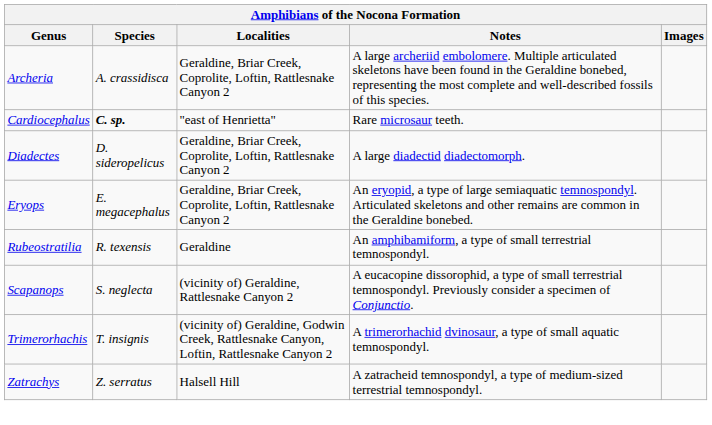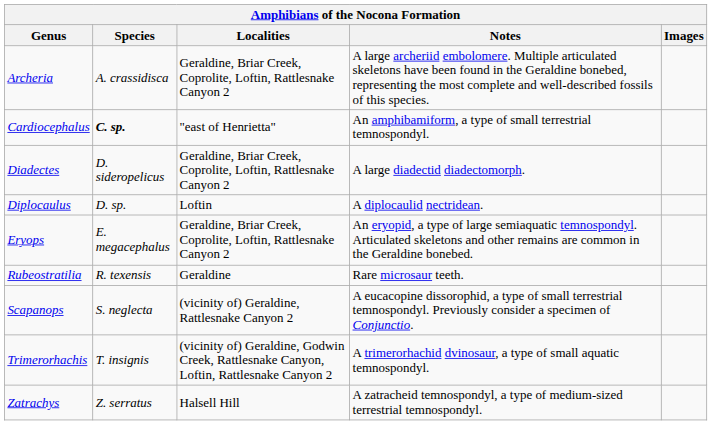(408, 120) Rare microsaur teeth. -> (472, 127) An amphibamiform, a type of small terrestrial temnospondyl.
+ row: (39, 205)
(472, 247) An amphibamiform, a type of small terrestrial temnospondyl. -> (408, 275) Rare microsaur teeth.
